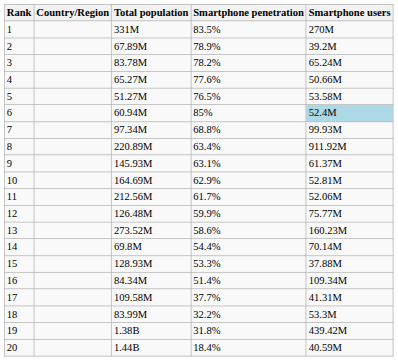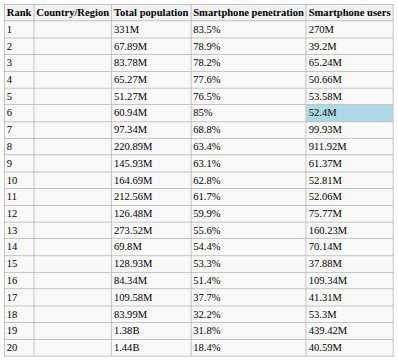(207, 180) 62.9% -> (207, 180) 62.8%
(207, 230) 58.6% -> (207, 230) 55.6%
